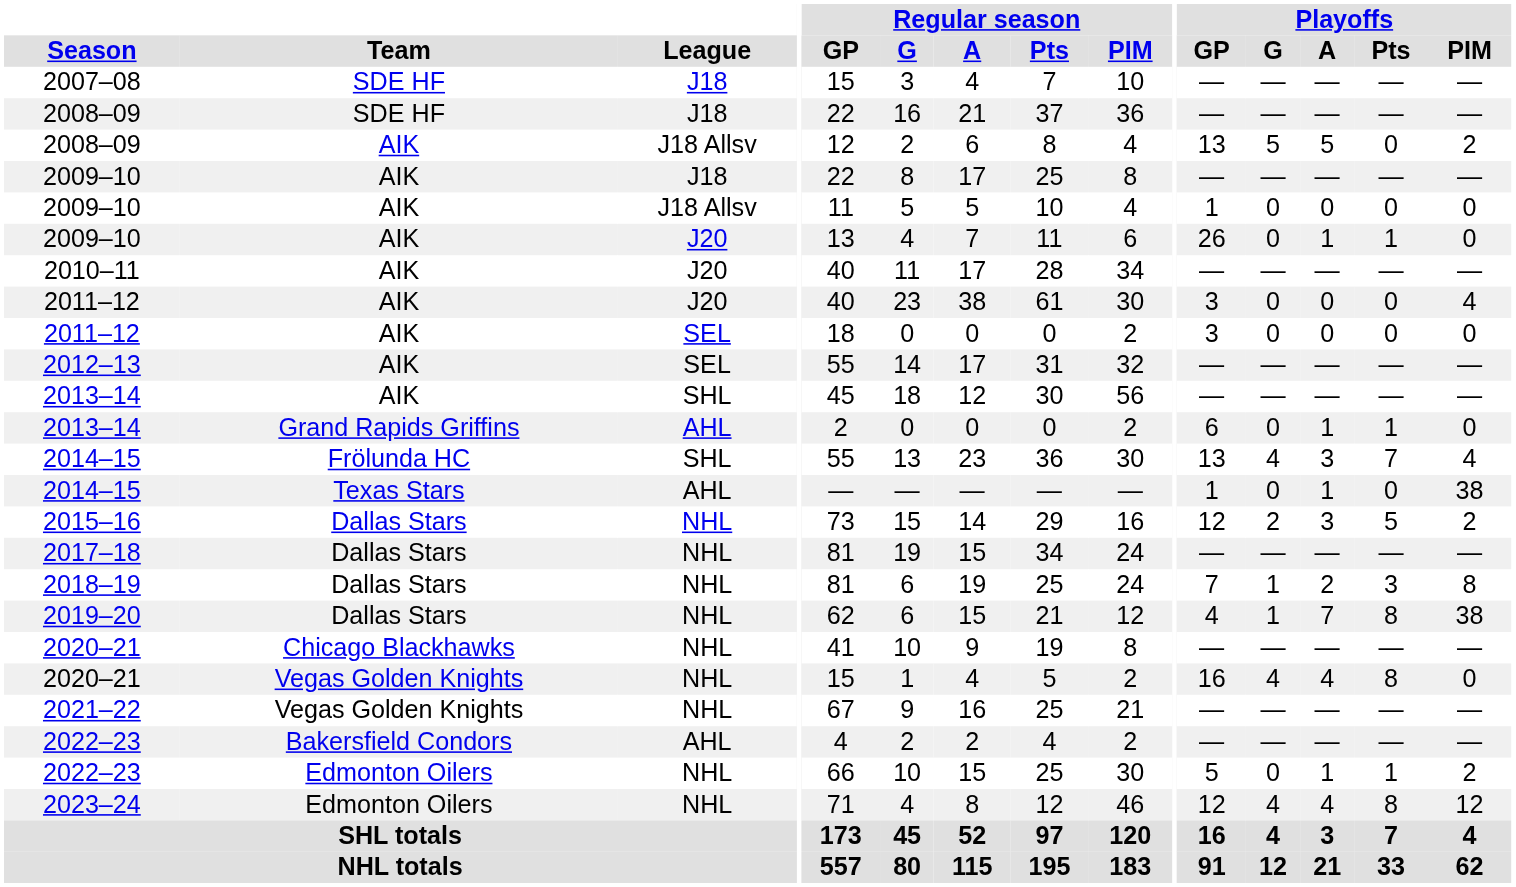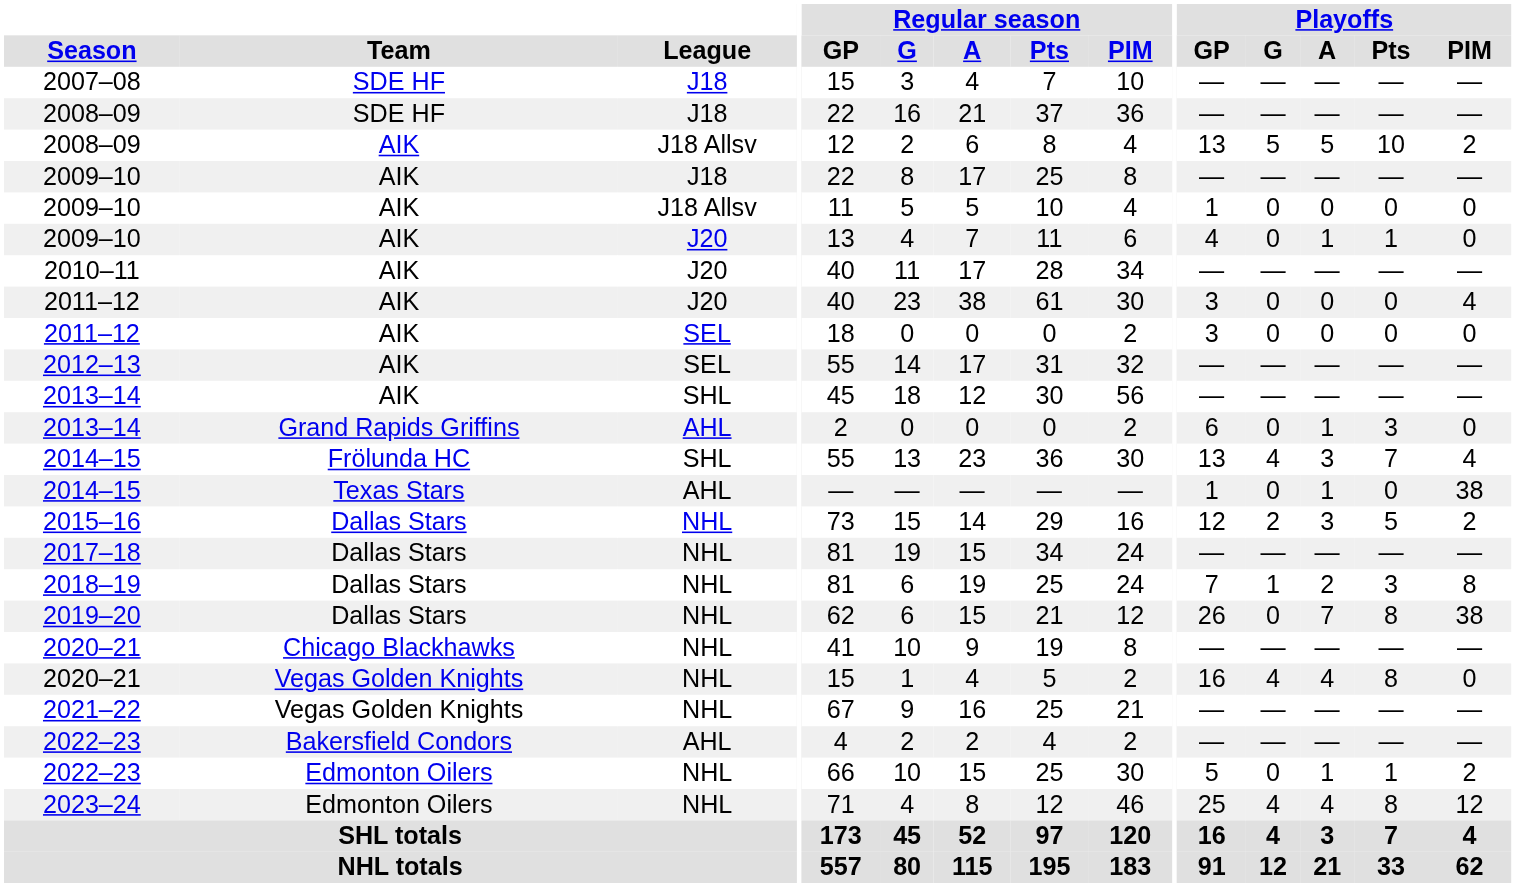(1391, 145) 0 -> (1391, 145) 10
(1212, 239) 26 -> (1212, 239) 4
(1391, 427) 1 -> (1391, 427) 3
(1212, 616) 4 -> (1212, 616) 26
(1273, 616) 1 -> (1273, 616) 0
(1212, 804) 12 -> (1212, 804) 25
